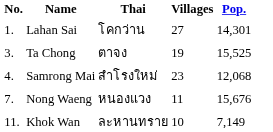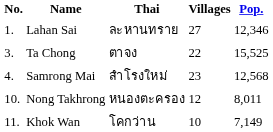(122, 30) โคกว่าน -> (143, 30) ละหานทราย
(234, 29) 14,301 -> (251, 29) 12,346
(177, 52) 19 -> (195, 52) 22
(234, 75) 12,068 -> (251, 75) 12,568
- row: (59, 98)
+ row: (66, 98)
(133, 121) ละหานทราย -> (132, 121) โคกว่าน
